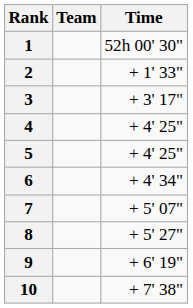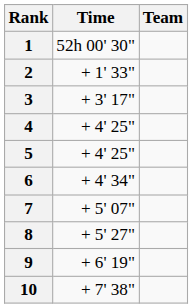columns swapped: (76, 18) <-> (144, 18)
